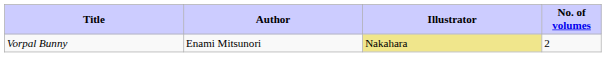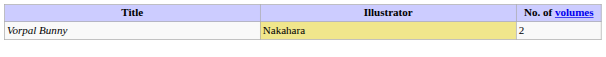- column: (273, 19)
